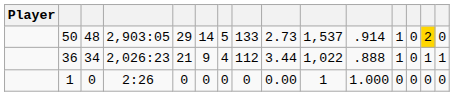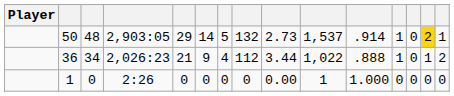(247, 37) 133 -> (247, 37) 132
(442, 37) 0 -> (442, 37) 1
(442, 59) 1 -> (442, 59) 2
